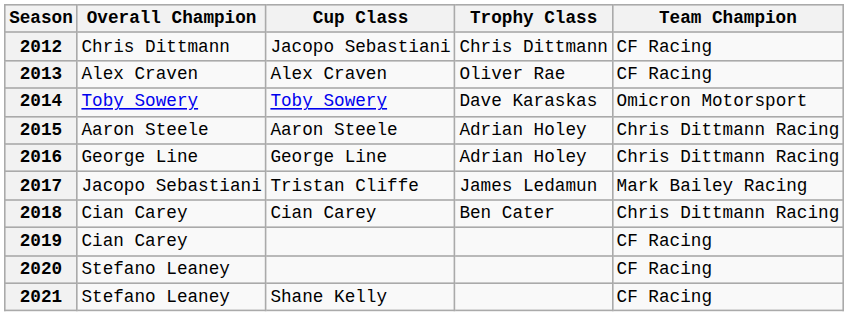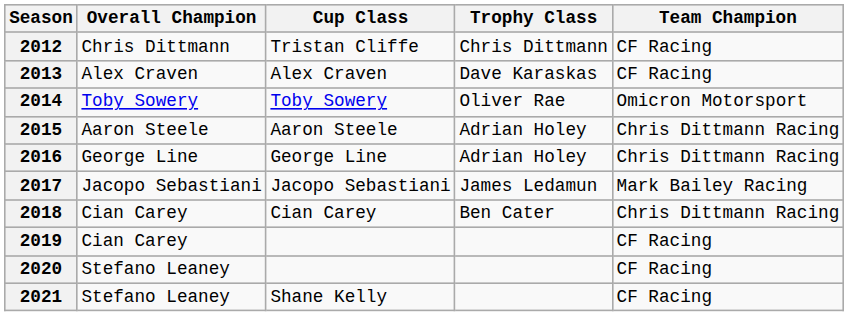(361, 47) Jacopo Sebastiani -> (345, 47) Tristan Cliffe
(512, 74) Oliver Rae -> (528, 74) Dave Karaskas
(528, 102) Dave Karaskas -> (512, 102) Oliver Rae
(345, 186) Tristan Cliffe -> (361, 186) Jacopo Sebastiani
